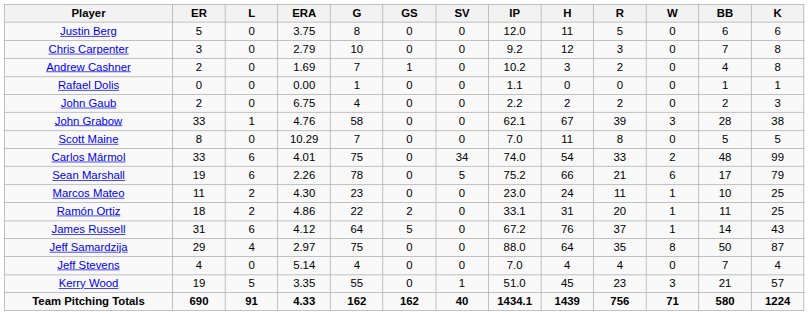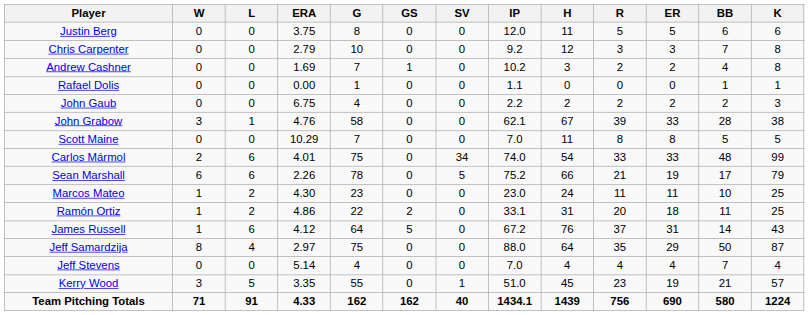columns swapped: (672, 13) <-> (199, 13)
